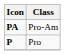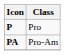rows swapped: (9, 42) <-> (12, 26)
